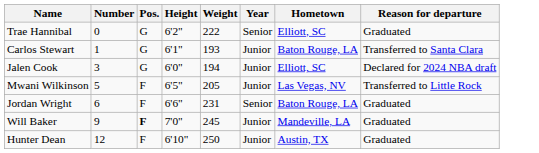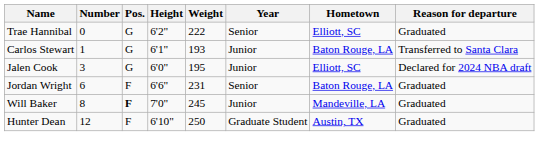(211, 67) 194 -> (197, 67) 195
- row: (48, 85)
(97, 121) 9 -> (82, 103) 8
(257, 139) Junior -> (268, 121) Graduate Student
